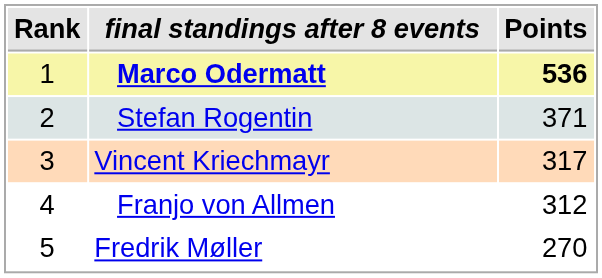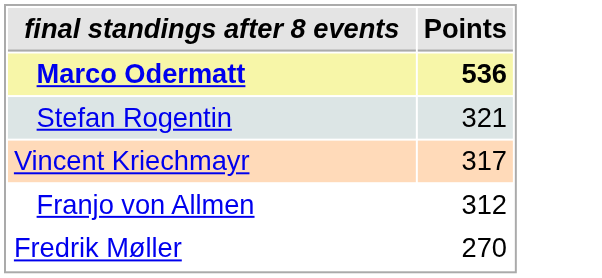- column: (47, 29)
(565, 118) 371 -> (484, 118) 321
